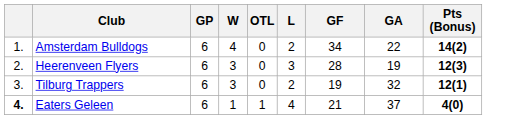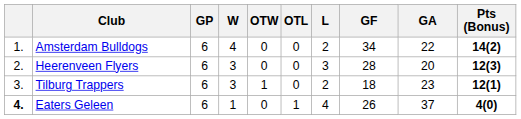+ column: (264, 20)
(394, 66) 19 -> (428, 66) 20
(335, 85) 19 -> (369, 85) 18
(394, 85) 32 -> (428, 85) 23
(335, 104) 21 -> (369, 104) 26
